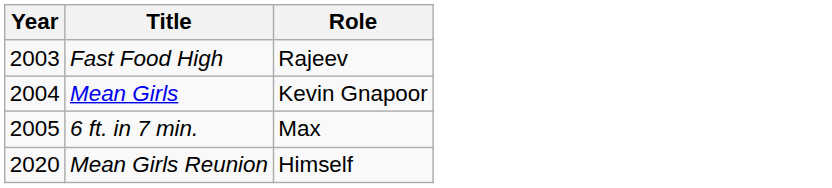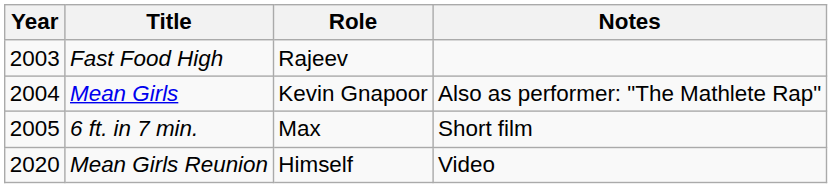+ column: (630, 22)
